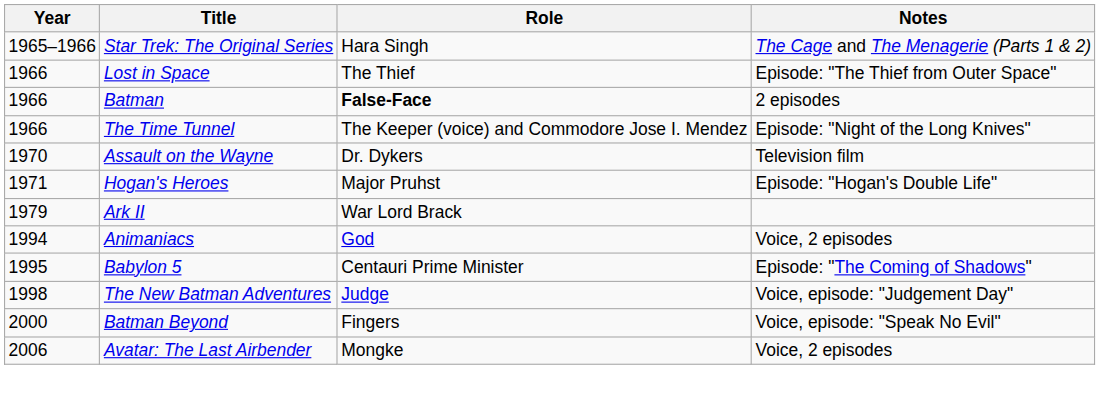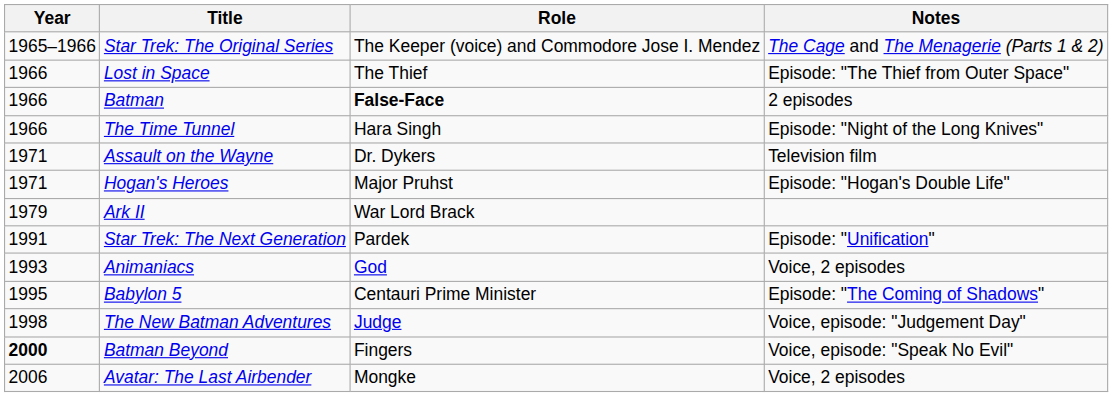(385, 45) Hara Singh -> (557, 45) The Keeper (voice) and Commodore Jose I. Mendez
(544, 128) The Keeper (voice) and Commodore Jose I. Mendez -> (398, 128) Hara Singh
(28, 156) 1970 -> (28, 156) 1971
+ row: (225, 239)
(28, 239) 1994 -> (28, 267) 1993
(28, 322) normal -> (28, 350) bold
